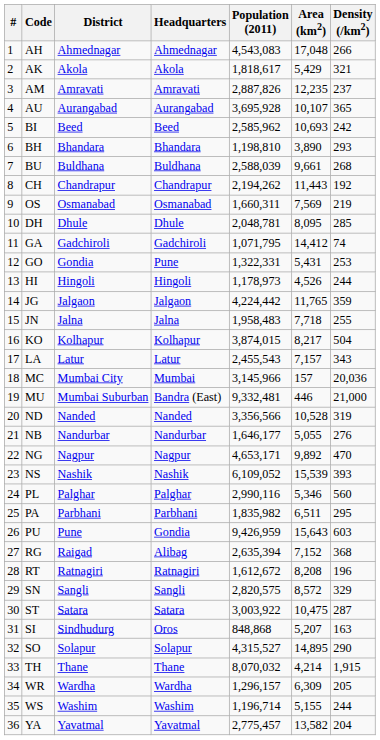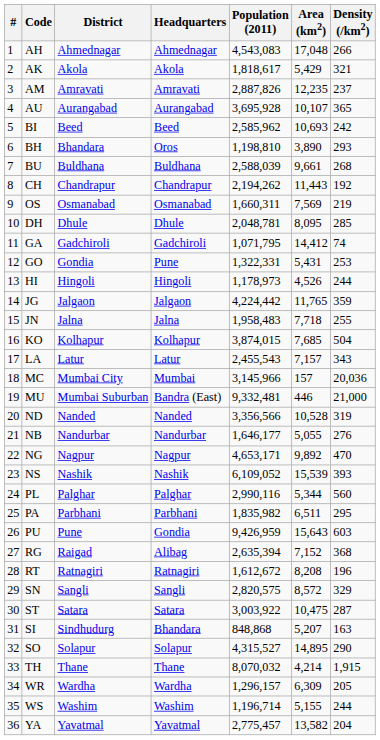(177, 146) Bhandara -> (166, 146) Oros
(308, 339) 8,217 -> (308, 339) 7,685
(308, 493) 5,346 -> (308, 493) 5,344
(166, 628) Oros -> (177, 628) Bhandara
